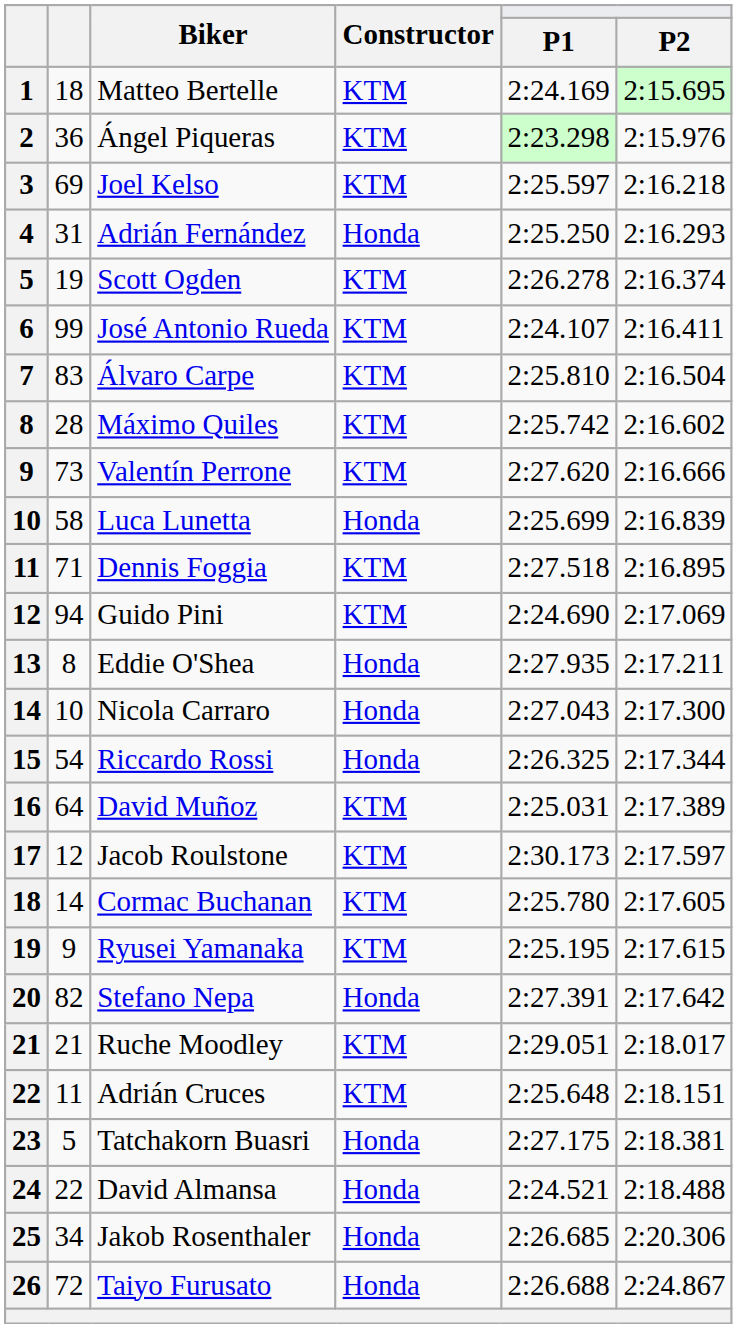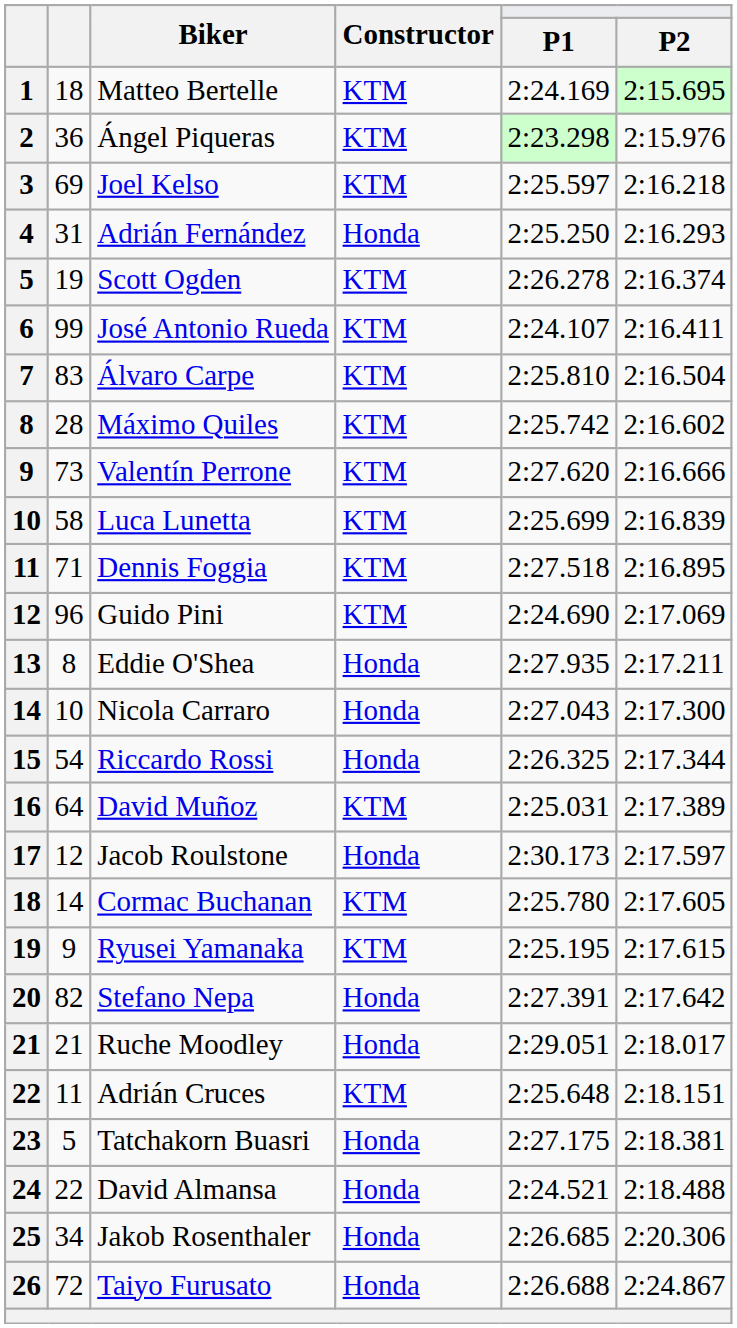(381, 519) Honda -> (375, 519) KTM
(69, 615) 94 -> (69, 615) 96
(375, 854) KTM -> (381, 854) Honda
(375, 1045) KTM -> (381, 1045) Honda
